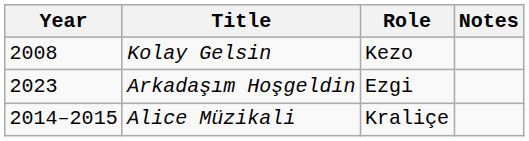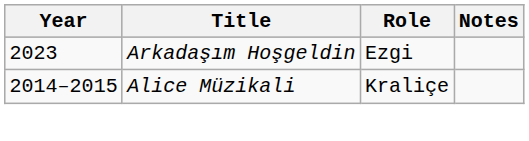- row: (199, 54)
